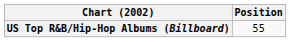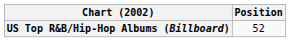(259, 29) 55 -> (259, 29) 52
